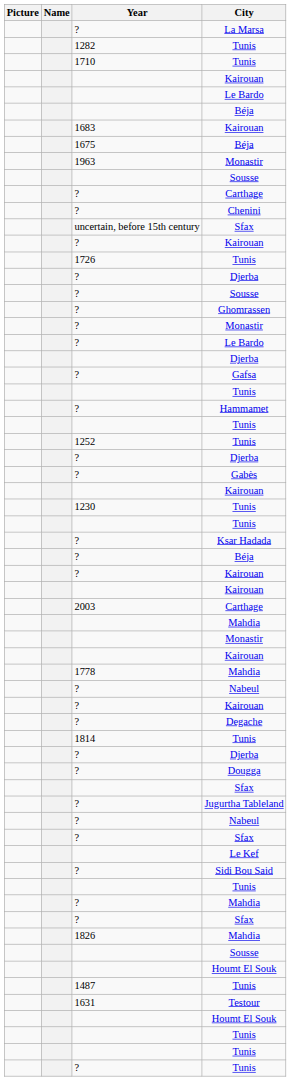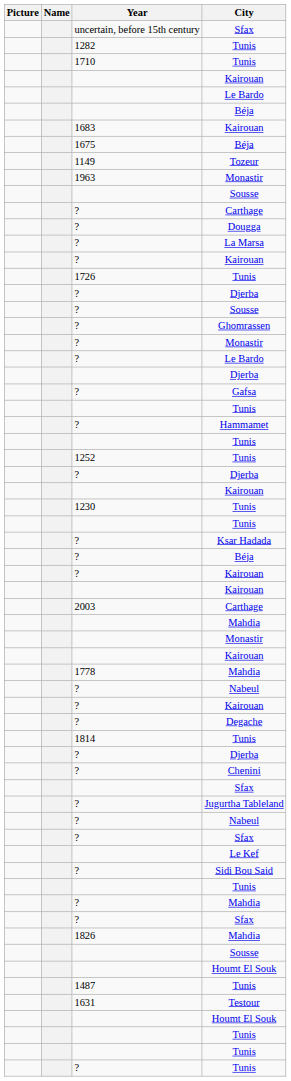rows swapped: (137, 227) <-> (77, 29)
+ row: (85, 161)
rows swapped: (77, 771) <-> (77, 210)
- row: (77, 474)
